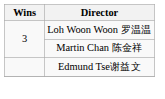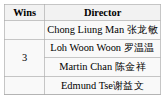+ row: (103, 29)
